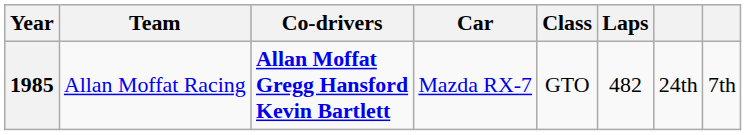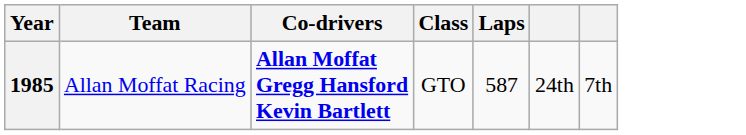- column: (475, 22)
(625, 84) 482 -> (502, 84) 587
